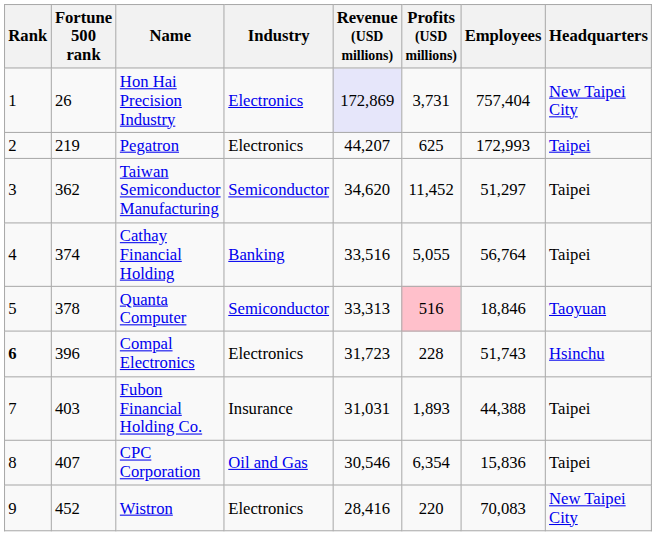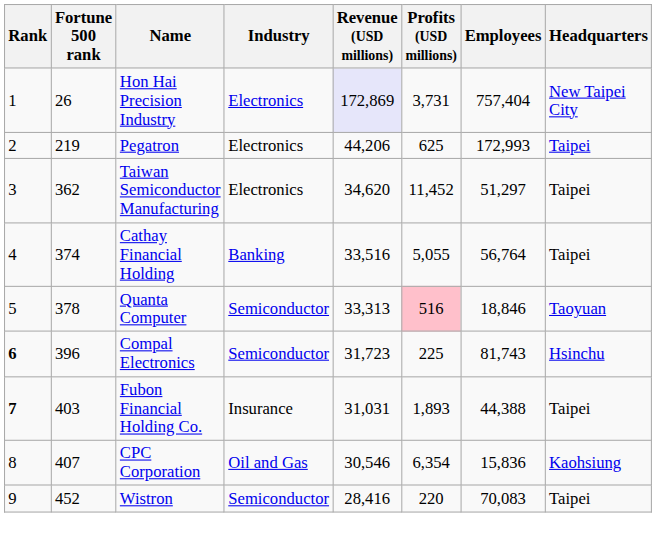(367, 145) 44,207 -> (367, 145) 44,206
(279, 190) Semiconductor -> (266, 190) Electronics
(266, 353) Electronics -> (279, 353) Semiconductor
(431, 353) 228 -> (431, 353) 225
(503, 353) 51,743 -> (503, 353) 81,743
(13, 408) normal -> (13, 408) bold
(570, 462) Taipei -> (585, 462) Kaohsiung
(266, 507) Electronics -> (279, 498) Semiconductor
(587, 507) New Taipei City -> (570, 498) Taipei
